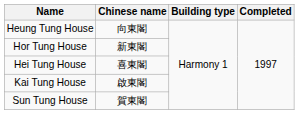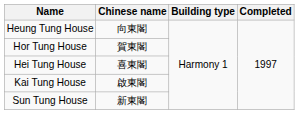(132, 46) 新東閣 -> (132, 46) 賀東閣
(132, 100) 賀東閣 -> (132, 100) 新東閣
